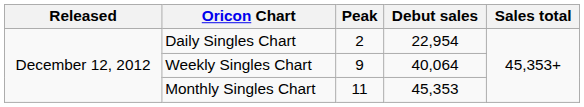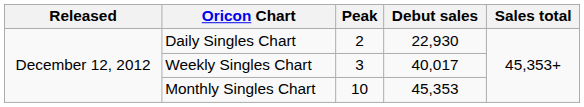(435, 41) 22,954 -> (435, 41) 22,930
(360, 65) 9 -> (360, 65) 3
(435, 65) 40,064 -> (435, 65) 40,017
(360, 89) 11 -> (360, 89) 10
